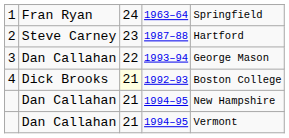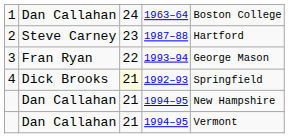(57, 15) Fran Ryan -> (69, 15) Dan Callahan
(228, 15) Springfield -> (237, 15) Boston College
(69, 58) Dan Callahan -> (57, 58) Fran Ryan
(237, 79) Boston College -> (228, 79) Springfield
